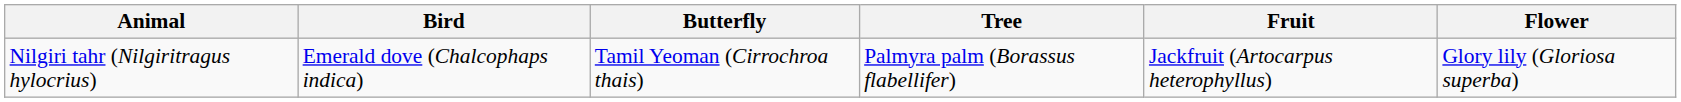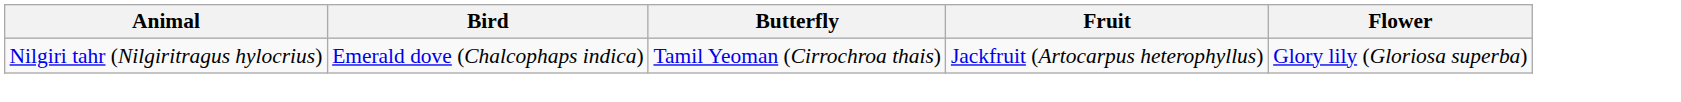- column: (1002, 21)
